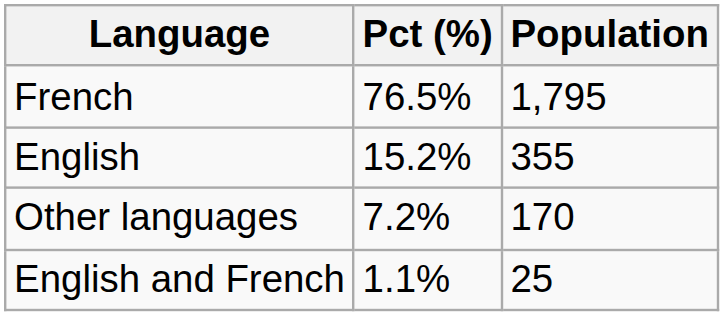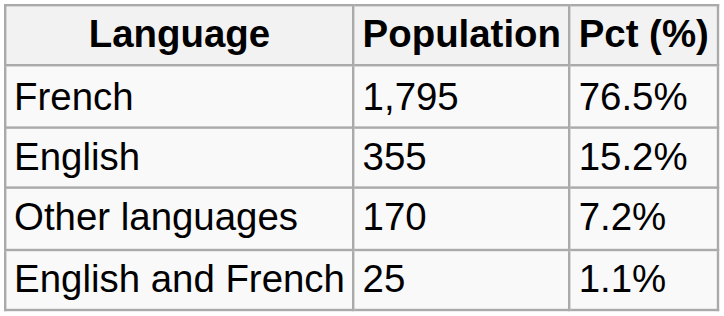columns swapped: (610, 34) <-> (428, 34)
